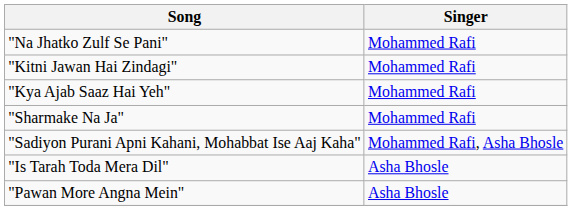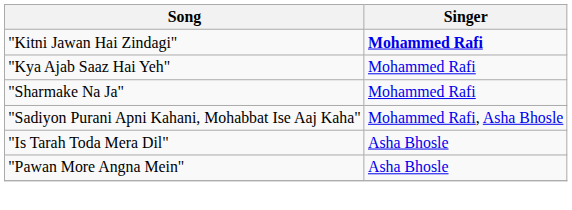- row: (88, 42)
(422, 67) normal -> (425, 42) bold
